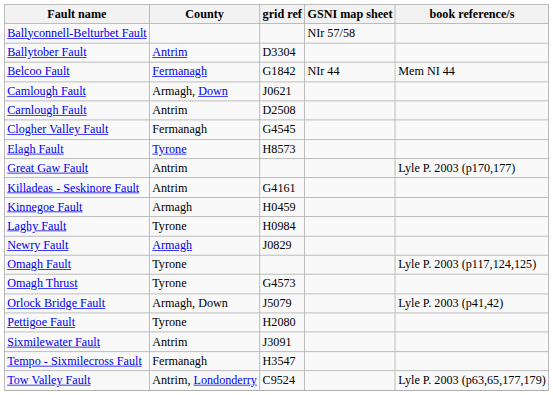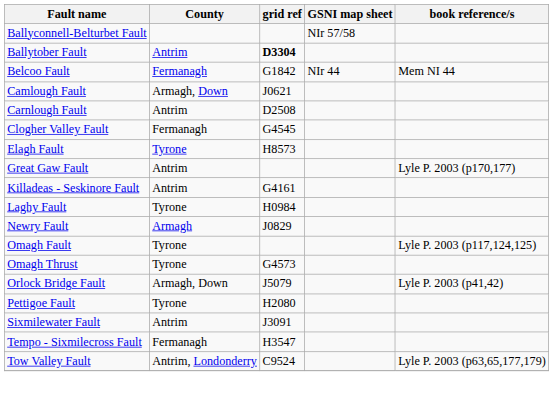(279, 52) normal -> (279, 52) bold
- row: (45, 206)
